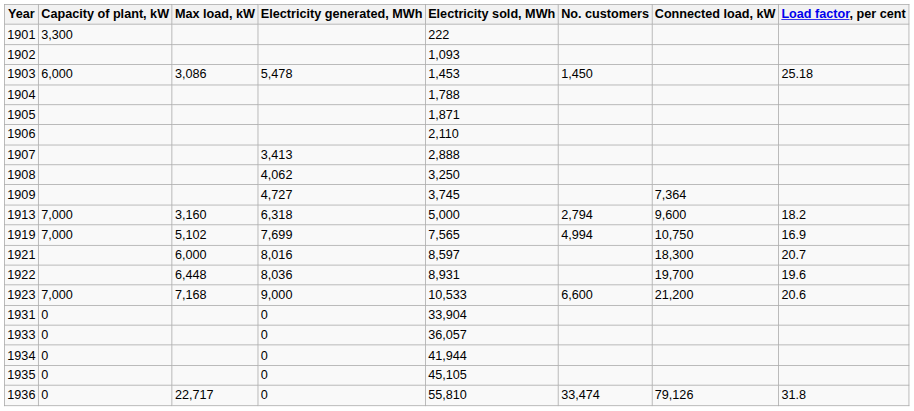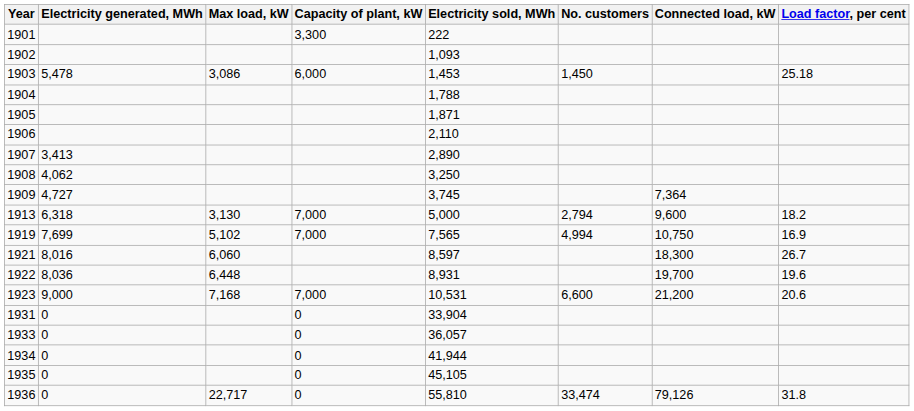columns swapped: (105, 14) <-> (342, 14)
(444, 154) 2,888 -> (444, 154) 2,890
(191, 214) 3,160 -> (224, 214) 3,130
(191, 255) 6,000 -> (224, 255) 6,060
(794, 255) 20.7 -> (794, 255) 26.7
(448, 295) 10,533 -> (448, 295) 10,531
